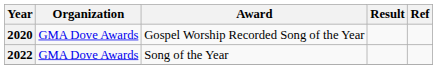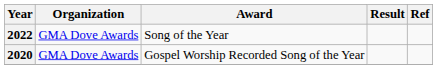rows swapped: (20, 34) <-> (20, 54)
